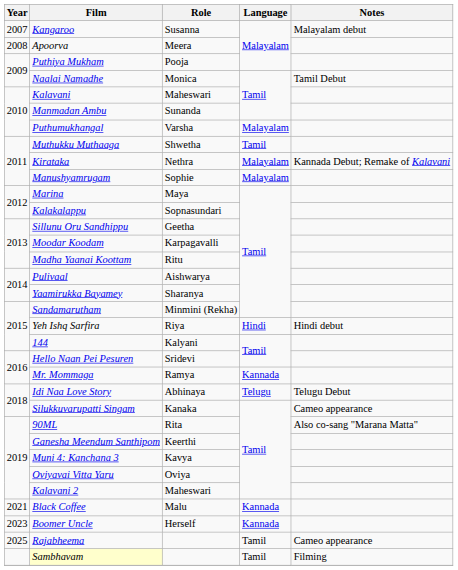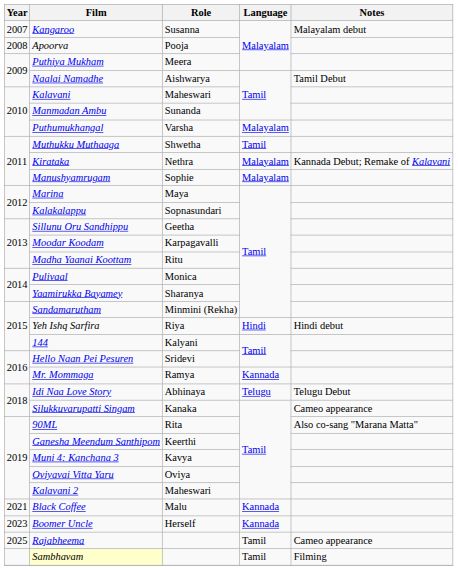(178, 45) Meera -> (177, 45) Pooja
(177, 62) Pooja -> (178, 62) Meera
(181, 78) Monica -> (187, 78) Aishwarya
(187, 276) Aishwarya -> (181, 276) Monica
